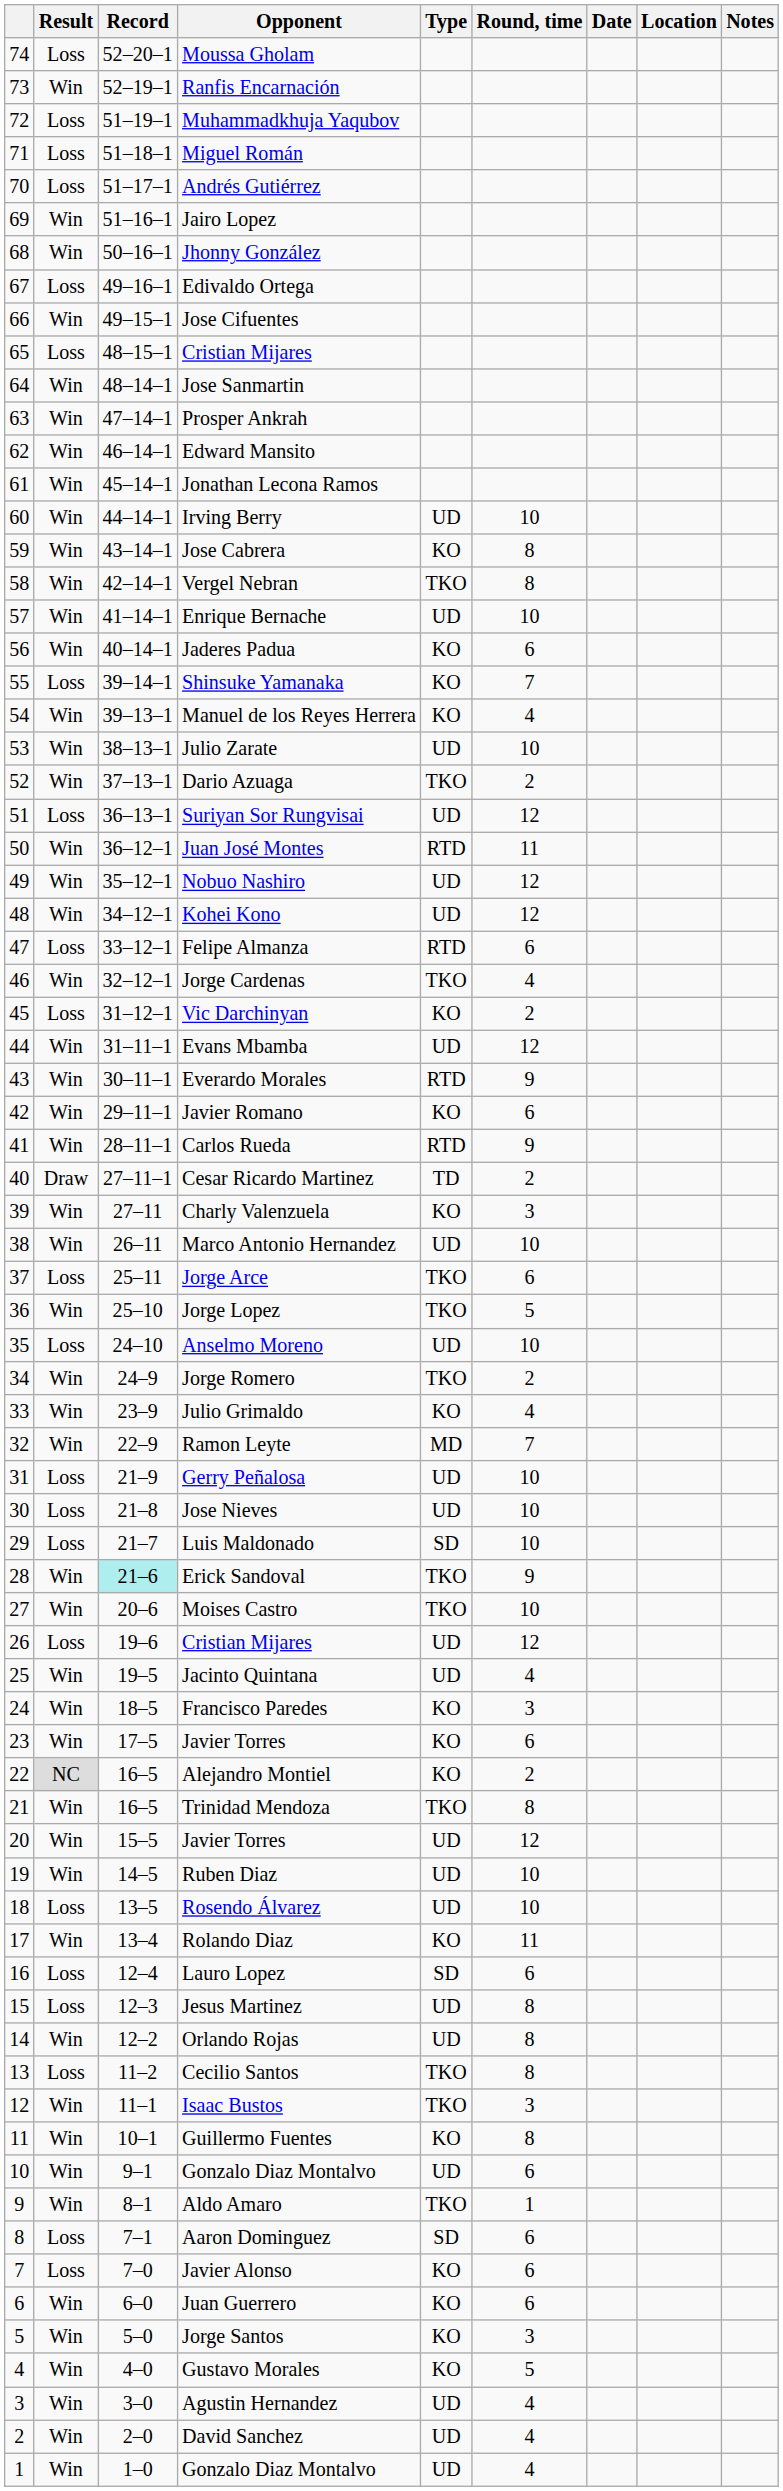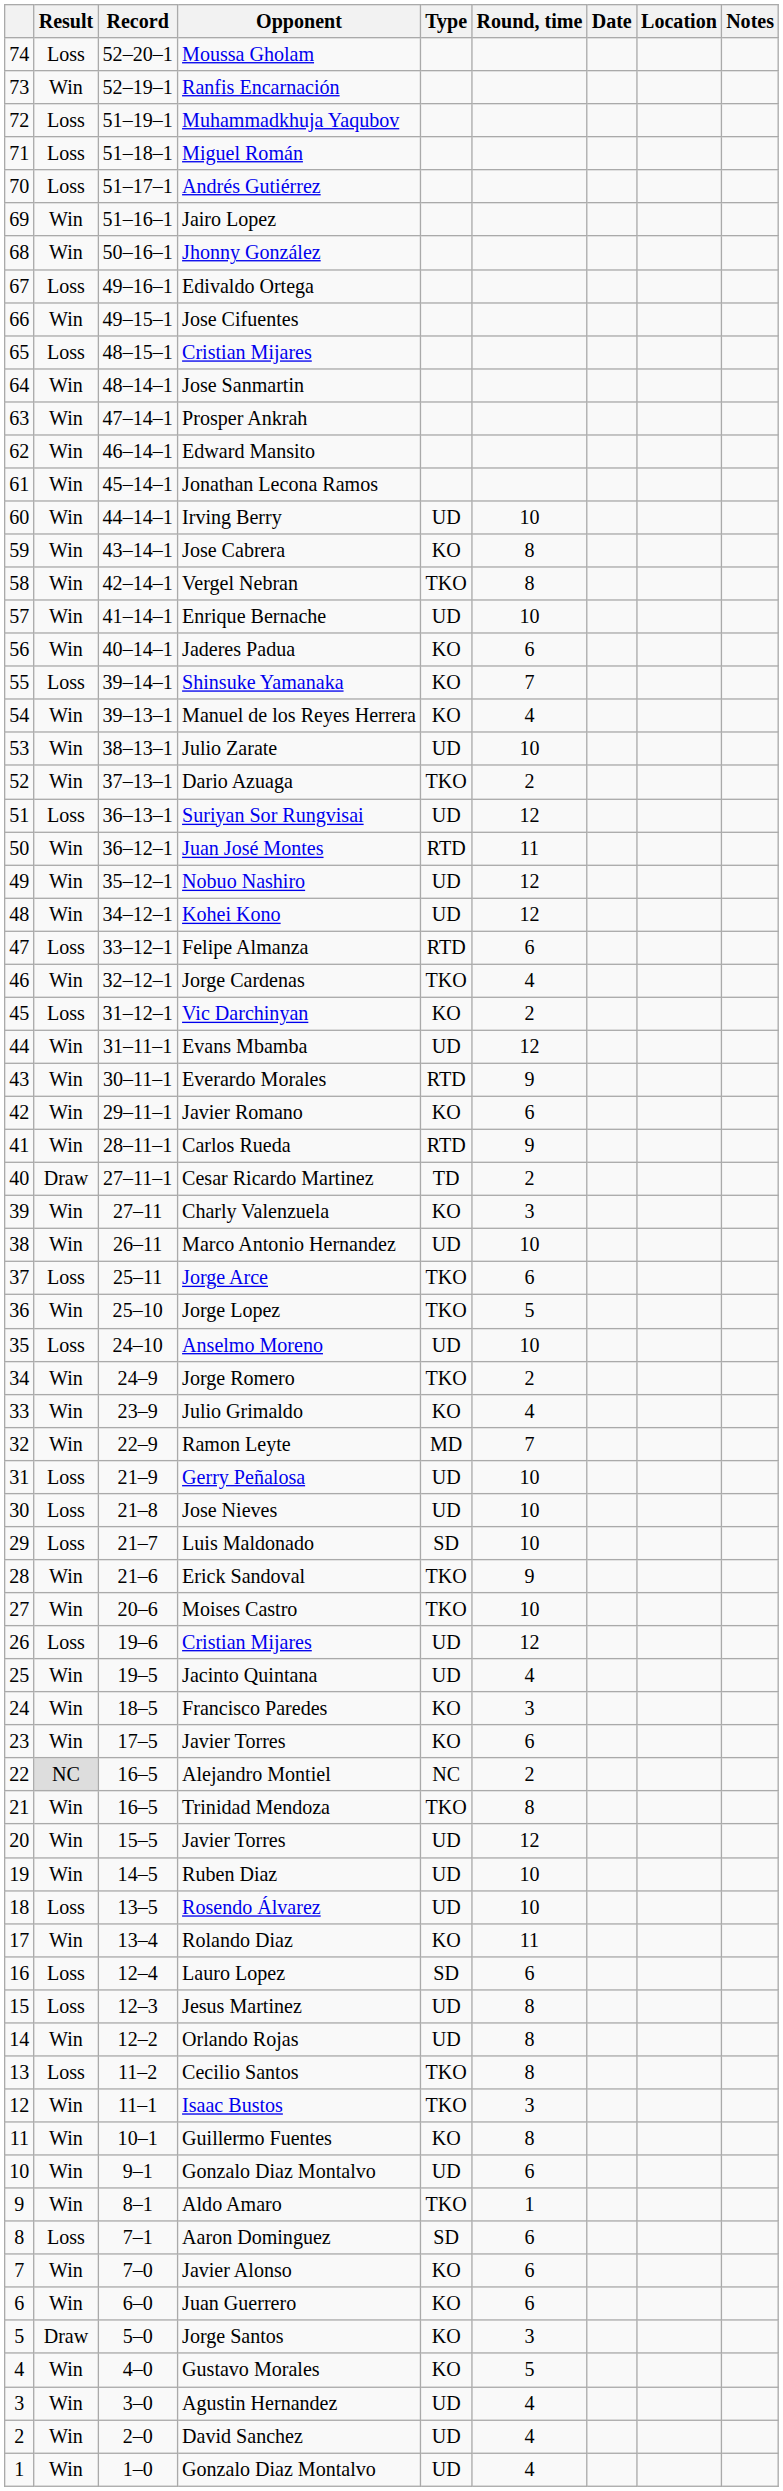(138, 1576) paleturquoise background -> (138, 1576) no background
(446, 1774) KO -> (446, 1774) NC
(66, 2270) Loss -> (66, 2270) Win
(66, 2337) Win -> (66, 2337) Draw
